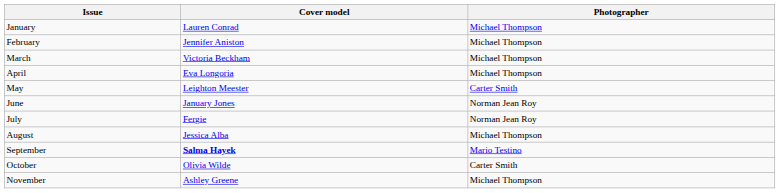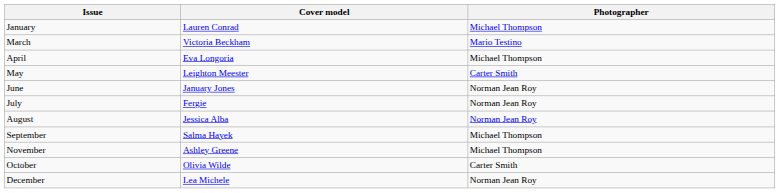- row: (23, 42)
(506, 58) Michael Thompson -> (496, 42) Mario Testino
(506, 134) Michael Thompson -> (503, 119) Norman Jean Roy
(209, 149) bold -> (208, 134) normal
(496, 149) Mario Testino -> (506, 134) Michael Thompson
rows swapped: (21, 165) <-> (26, 180)
+ row: (25, 180)
